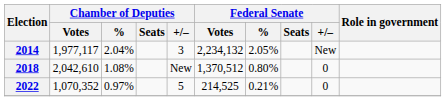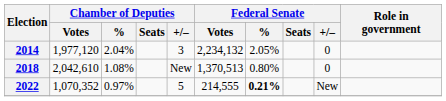(76, 50) 1,977,117 -> (76, 50) 1,977,120
(325, 50) New -> (327, 50) 0
(220, 68) 1,370,512 -> (220, 68) 1,370,513
(220, 86) 214,525 -> (220, 86) 214,555
(263, 86) normal -> (264, 86) bold
(325, 86) 0 -> (327, 86) New
